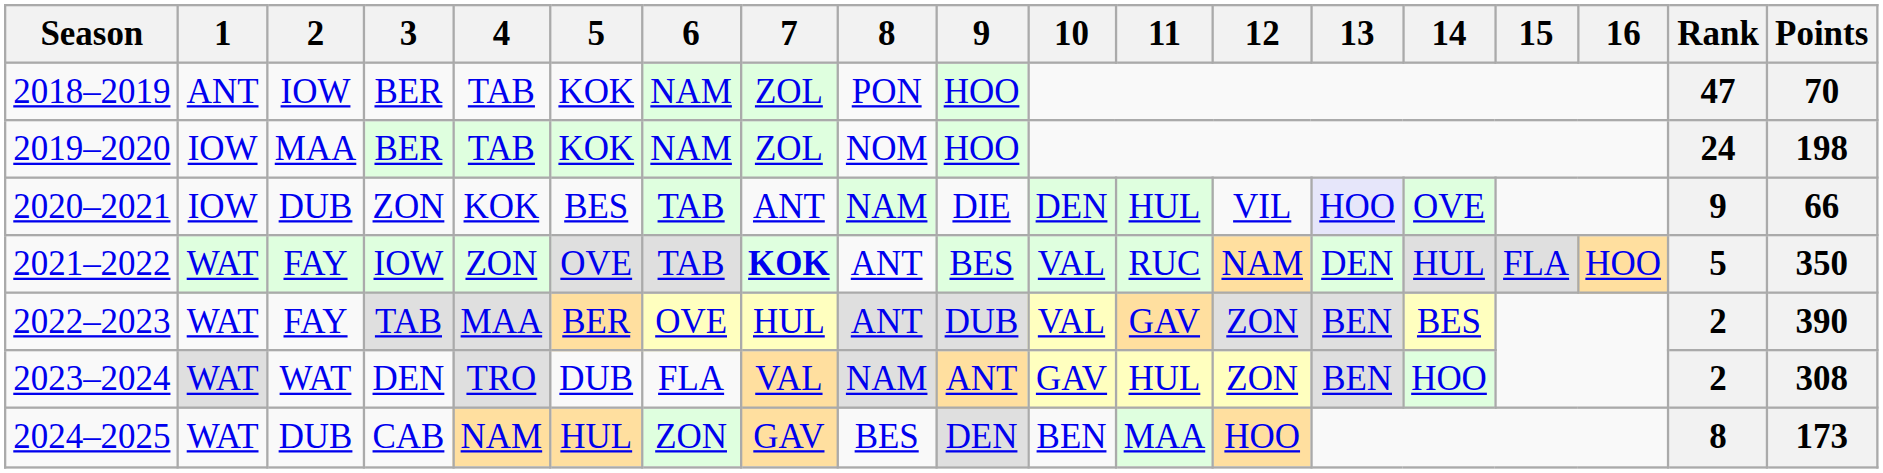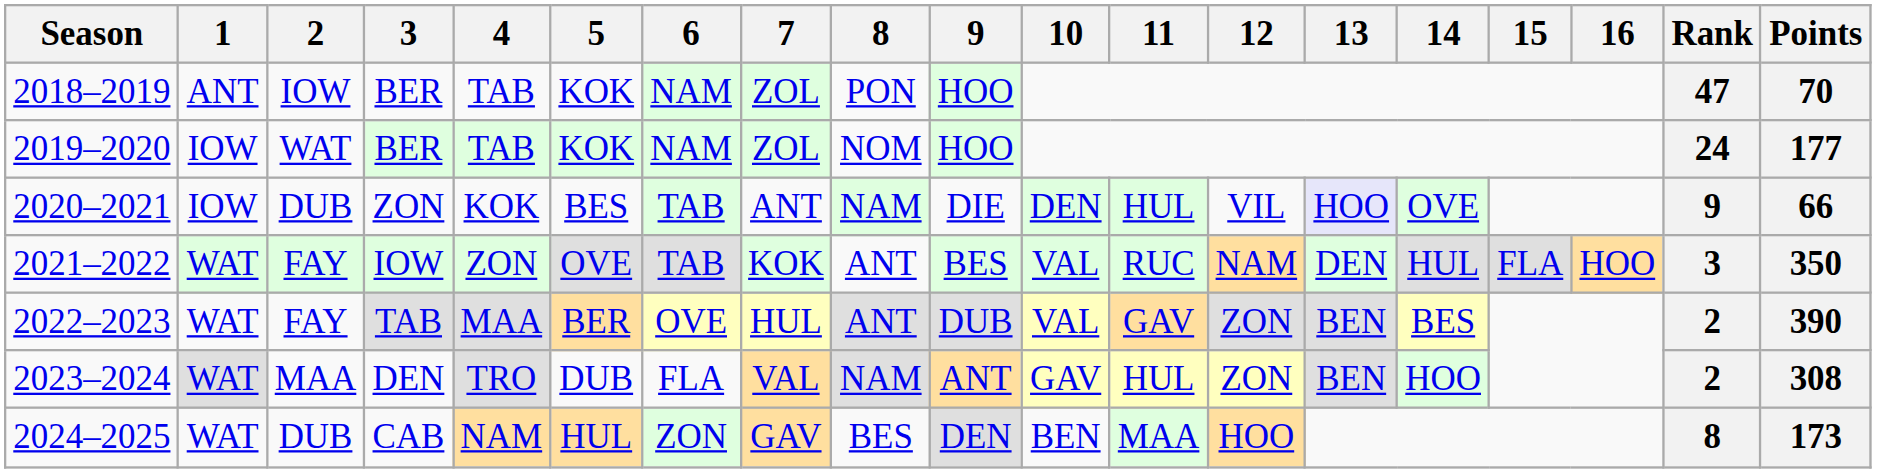(316, 148) MAA -> (316, 148) WAT
(1822, 148) 198 -> (1816, 148) 177
(789, 264) bold -> (786, 264) normal
(1718, 264) 5 -> (1712, 264) 3
(316, 379) WAT -> (316, 379) MAA
